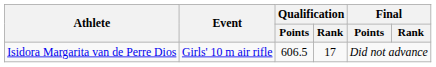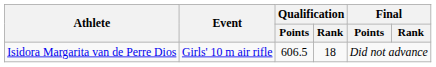(330, 52) 17 -> (330, 52) 18
